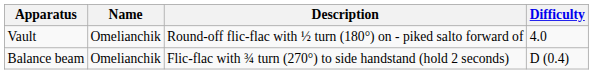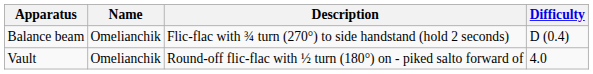rows swapped: (22, 36) <-> (46, 58)
